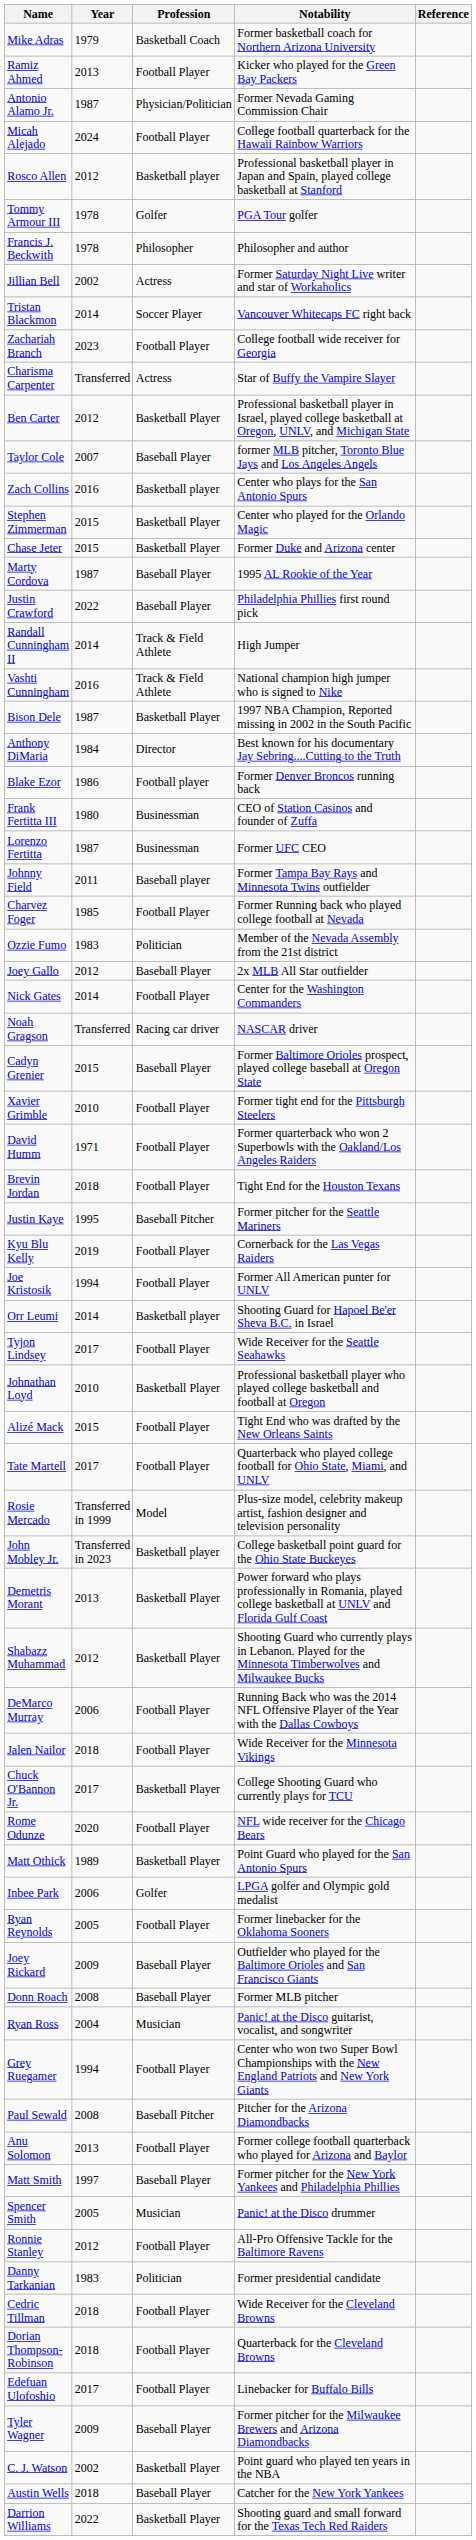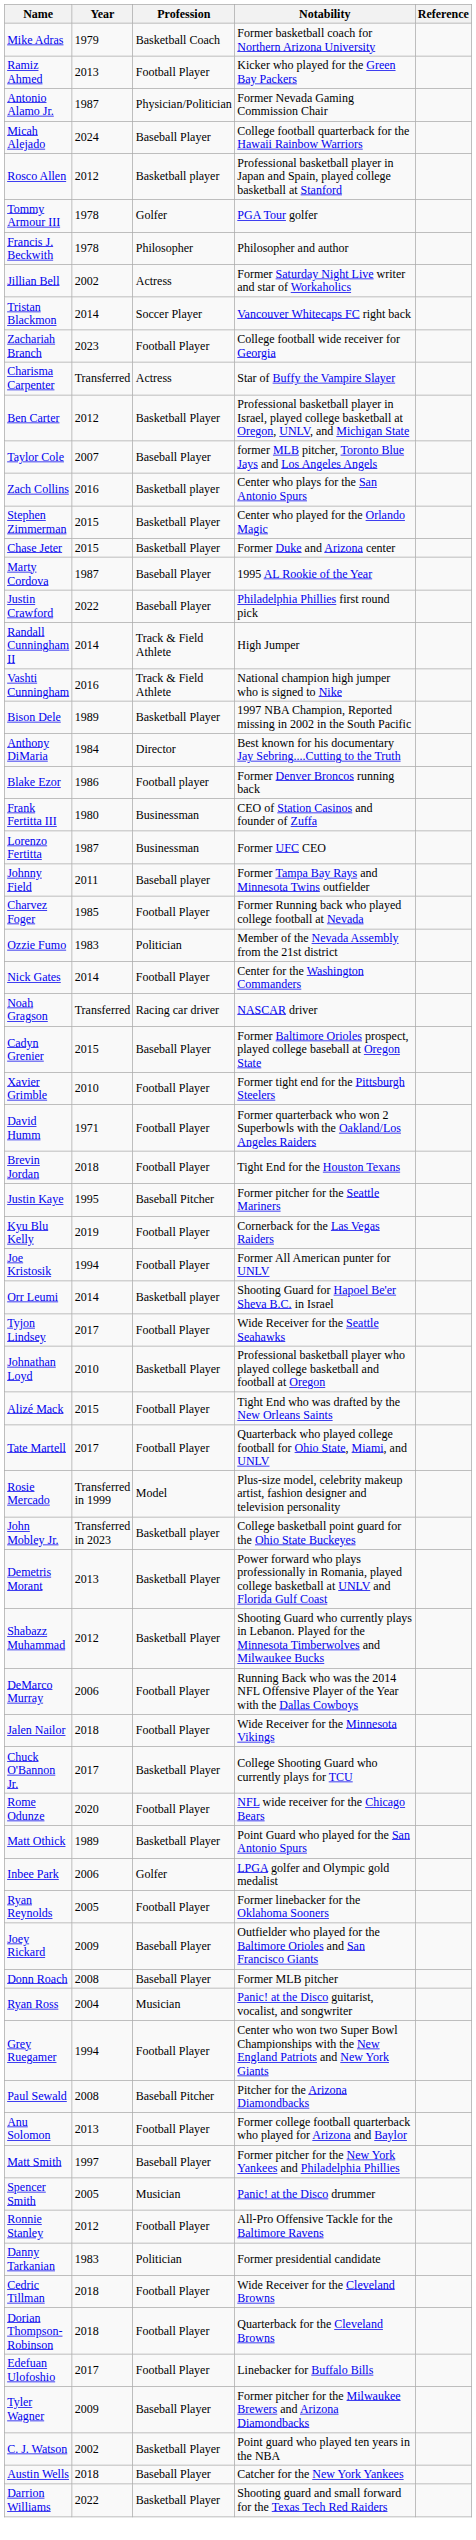(173, 137) Football Player -> (173, 137) Baseball Player
(87, 717) 1987 -> (87, 717) 1989
- row: (33, 970)
